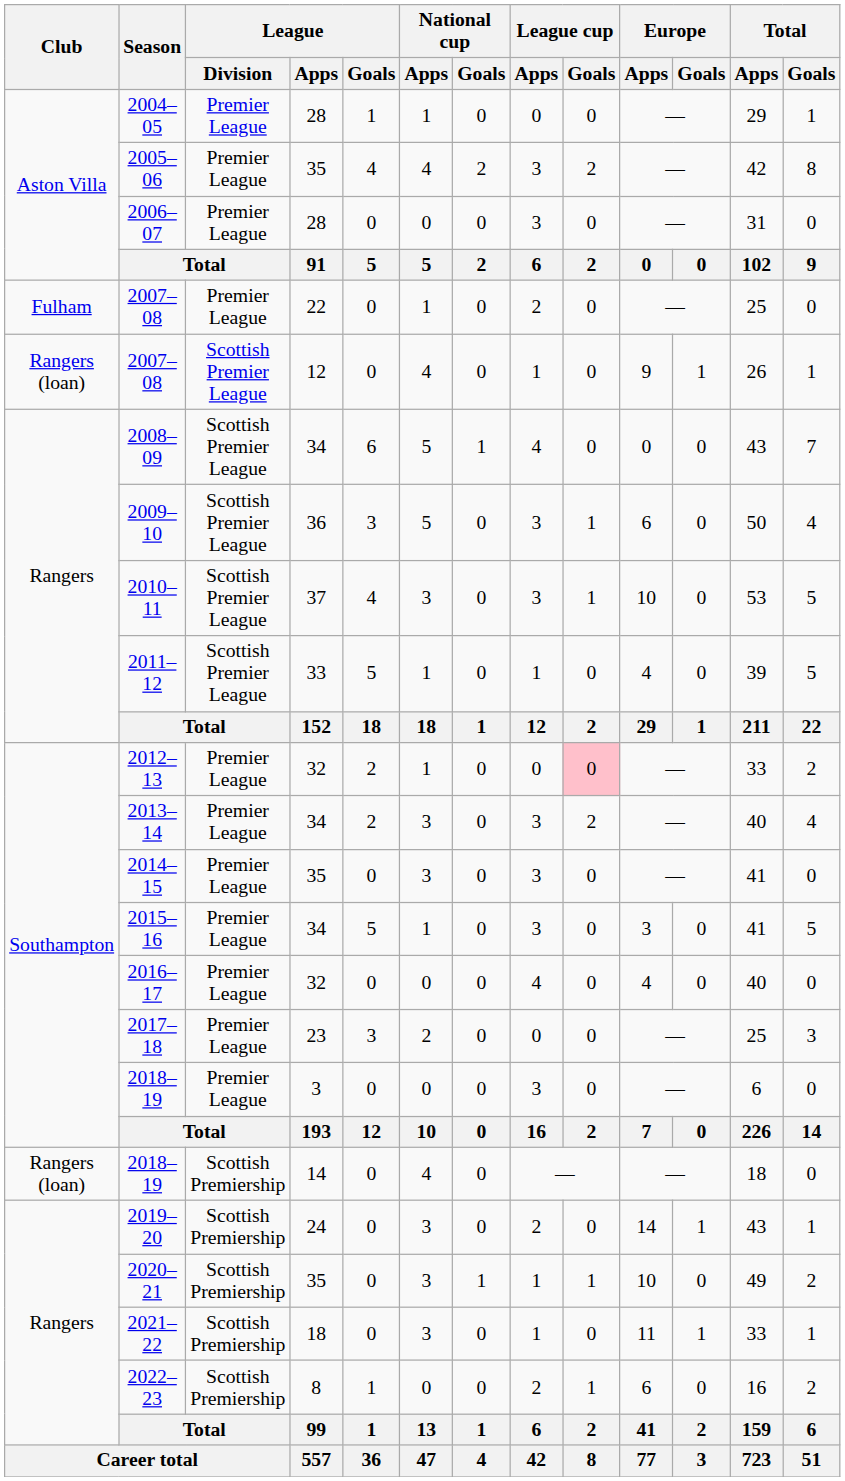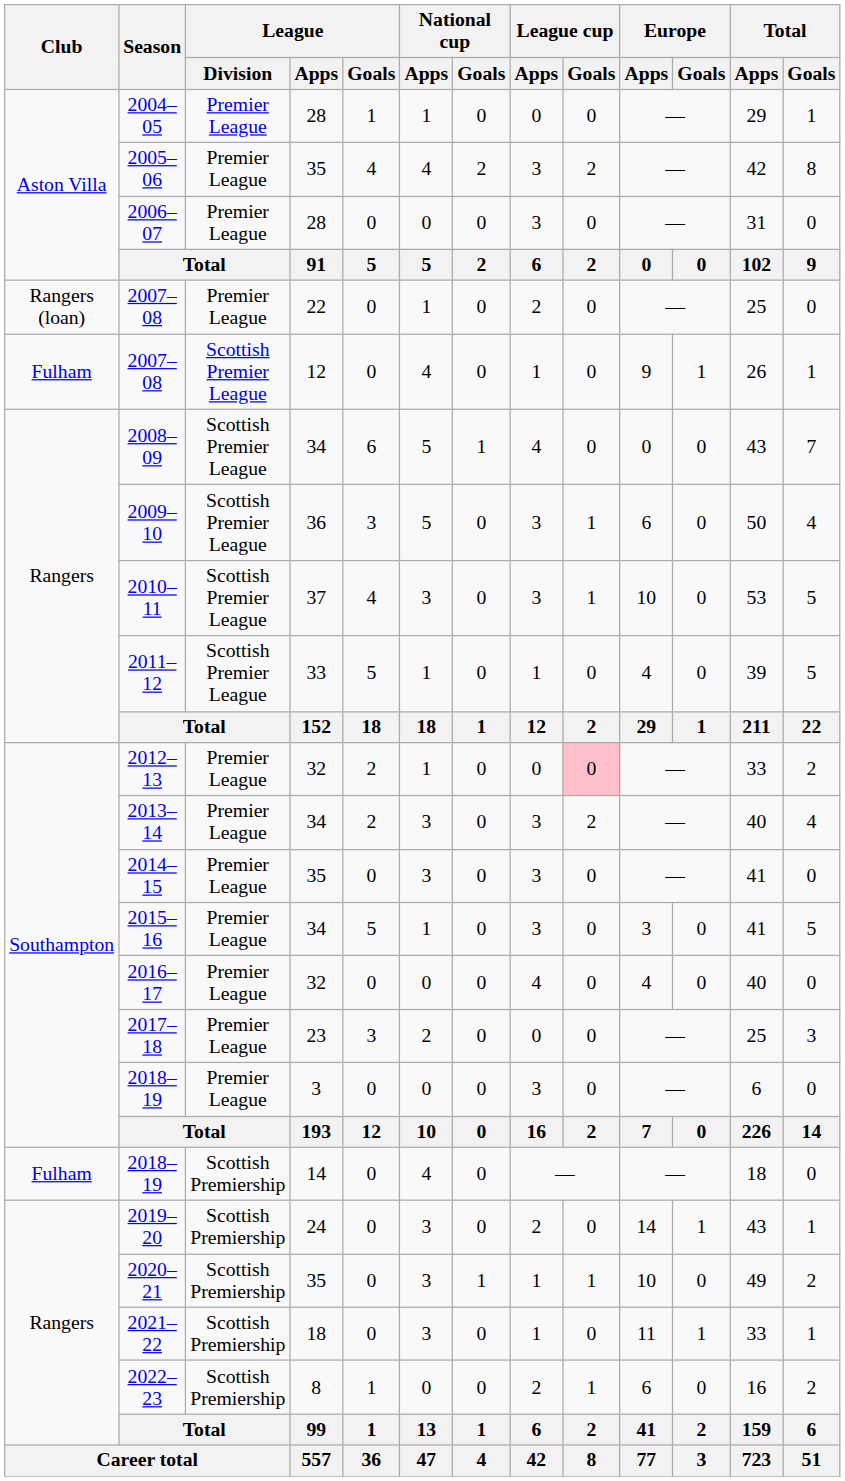(62, 307) Fulham -> (62, 307) Rangers (loan)
(62, 371) Rangers (loan) -> (62, 371) Fulham
(62, 1173) Rangers (loan) -> (62, 1173) Fulham
